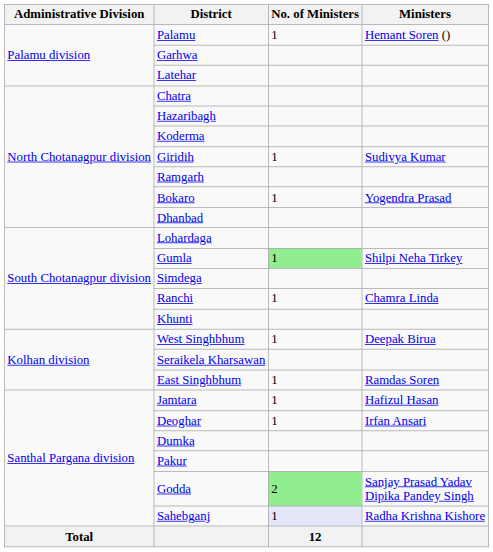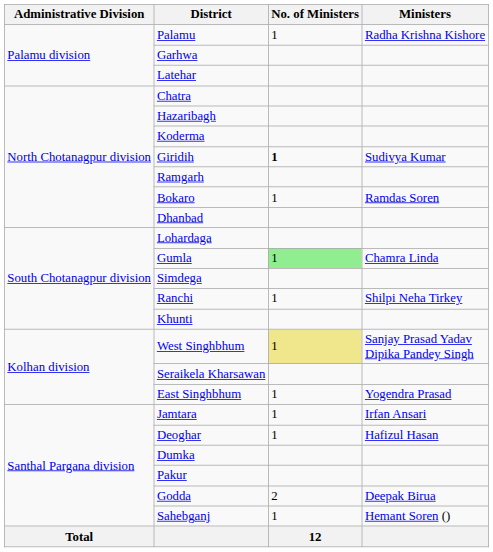(408, 34) Hemant Soren () -> (425, 34) Radha Krishna Kishore
(274, 156) normal -> (274, 156) bold
(408, 197) Yogendra Prasad -> (402, 197) Ramdas Soren
(414, 258) Shilpi Neha Tirkey -> (402, 258) Chamra Linda
(402, 298) Chamra Linda -> (414, 298) Shilpi Neha Tirkey
(274, 339) no background -> (274, 346) khaki background
(400, 339) Deepak Birua -> (419, 346) Sanjay Prasad Yadav Dipika Pandey Singh
(402, 380) Ramdas Soren -> (408, 394) Yogendra Prasad
(402, 400) Hafizul Hasan -> (396, 414) Irfan Ansari
(396, 420) Irfan Ansari -> (402, 435) Hafizul Hasan
(274, 488) lightgreen background -> (274, 495) no background
(419, 488) Sanjay Prasad Yadav Dipika Pandey Singh -> (400, 495) Deepak Birua
(274, 516) lavender background -> (274, 516) no background
(425, 516) Radha Krishna Kishore -> (408, 516) Hemant Soren ()
